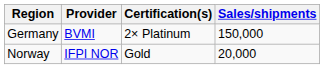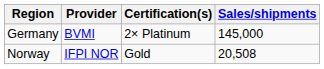(241, 34) 150,000 -> (241, 34) 145,000
(237, 53) 20,000 -> (237, 53) 20,508
